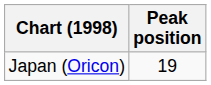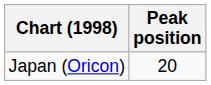(167, 66) 19 -> (167, 66) 20
